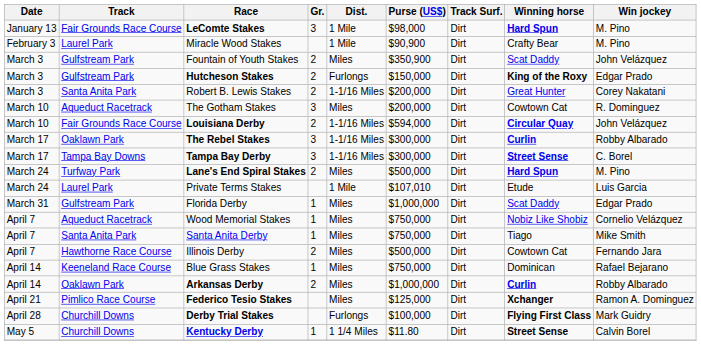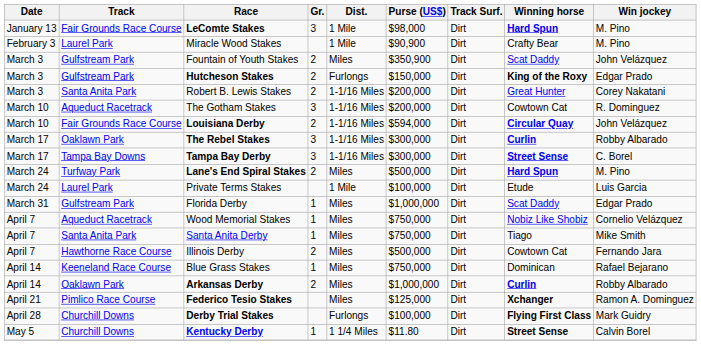(341, 108) Miles -> (356, 108) 1-1/16 Miles
(410, 188) $107,010 -> (410, 188) $100,000
